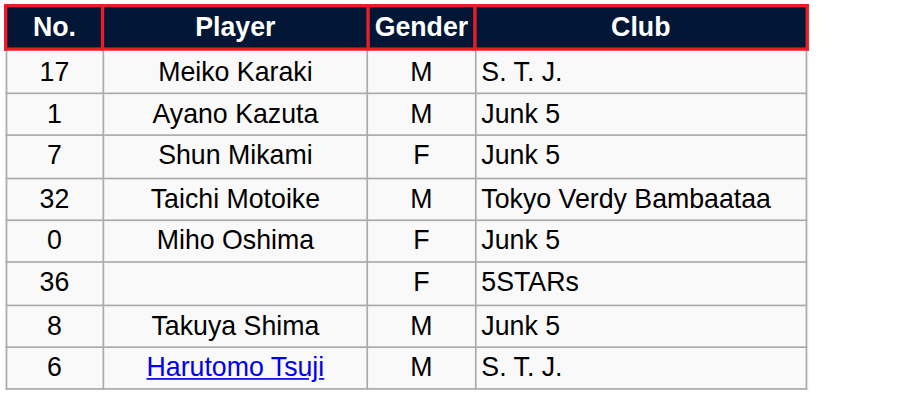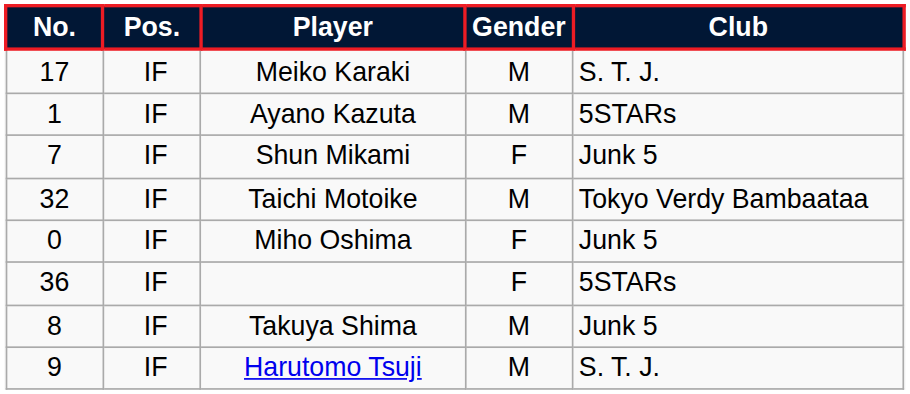+ column: (152, 27)
(521, 113) Junk 5 -> (628, 113) 5STARs
(54, 368) 6 -> (54, 368) 9
